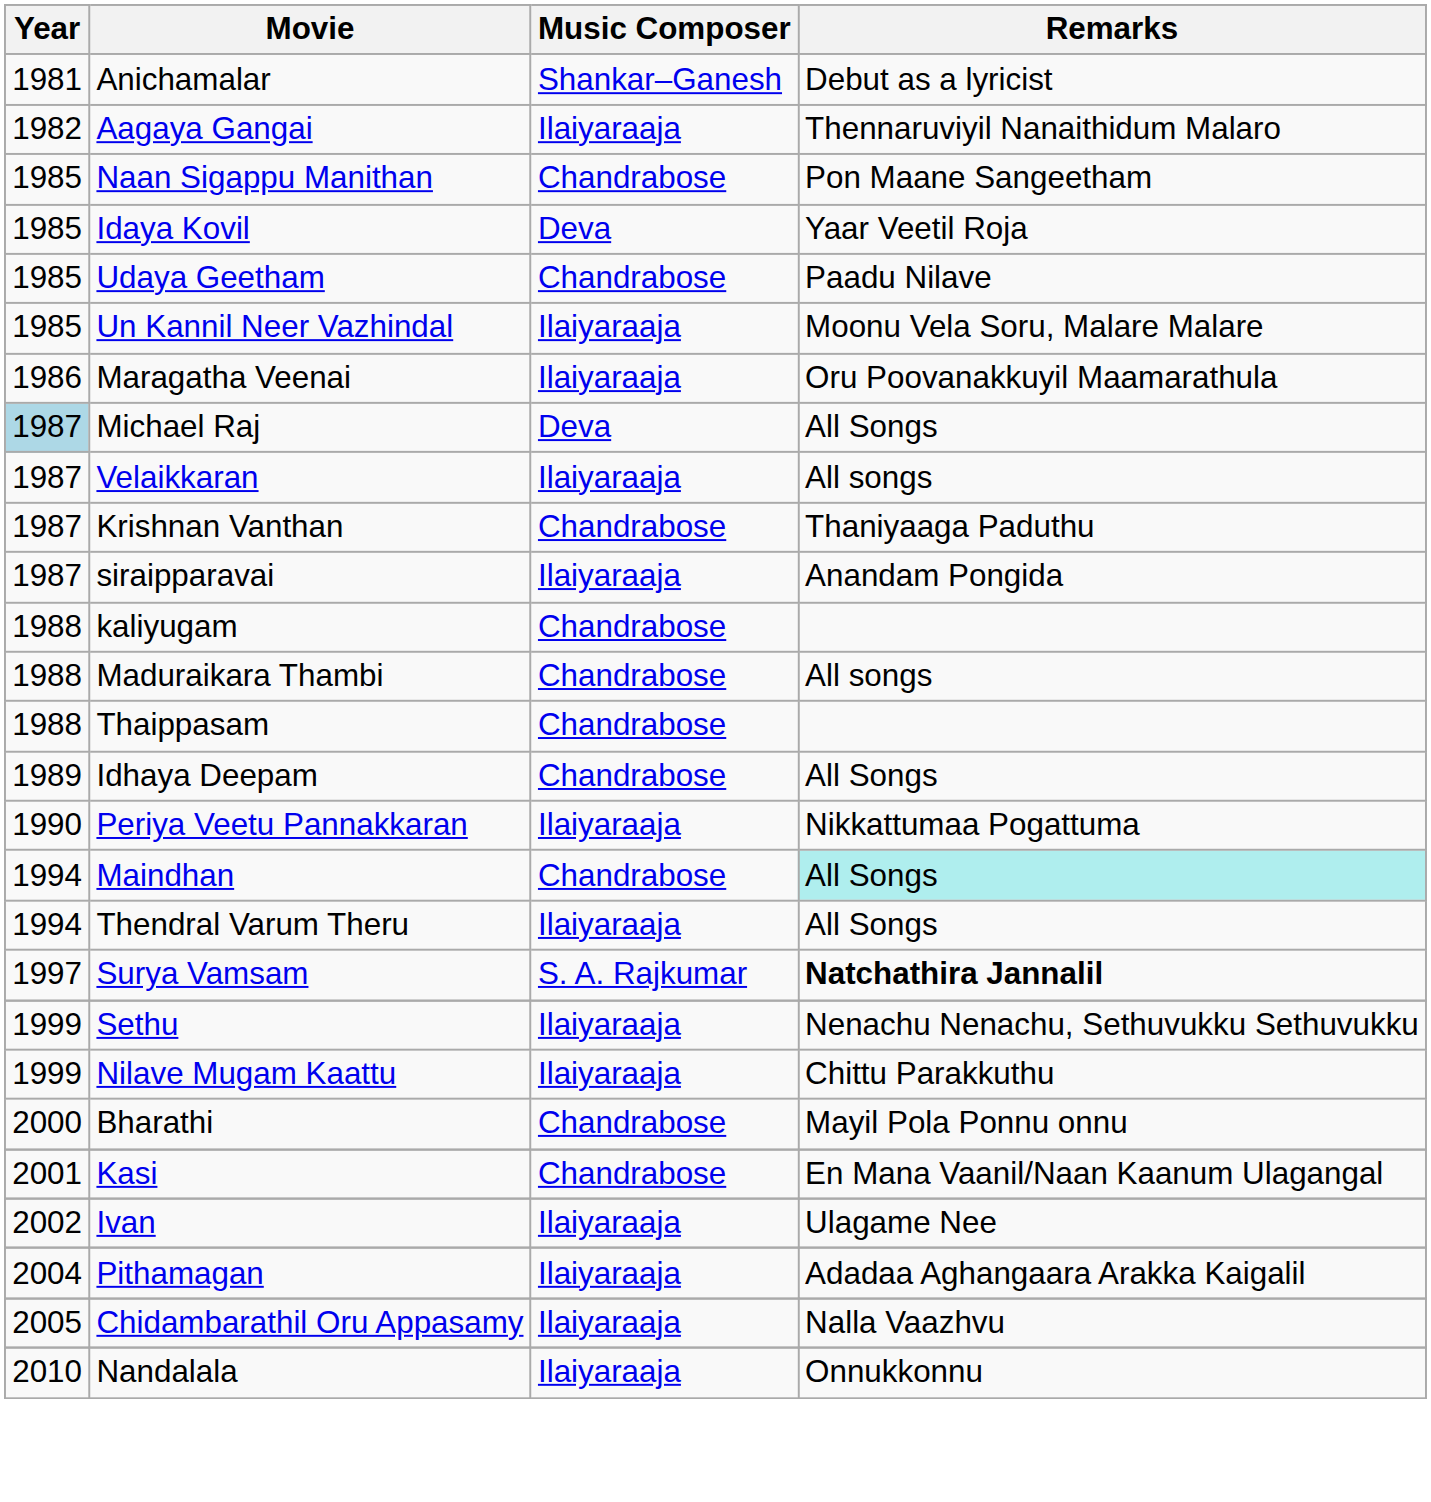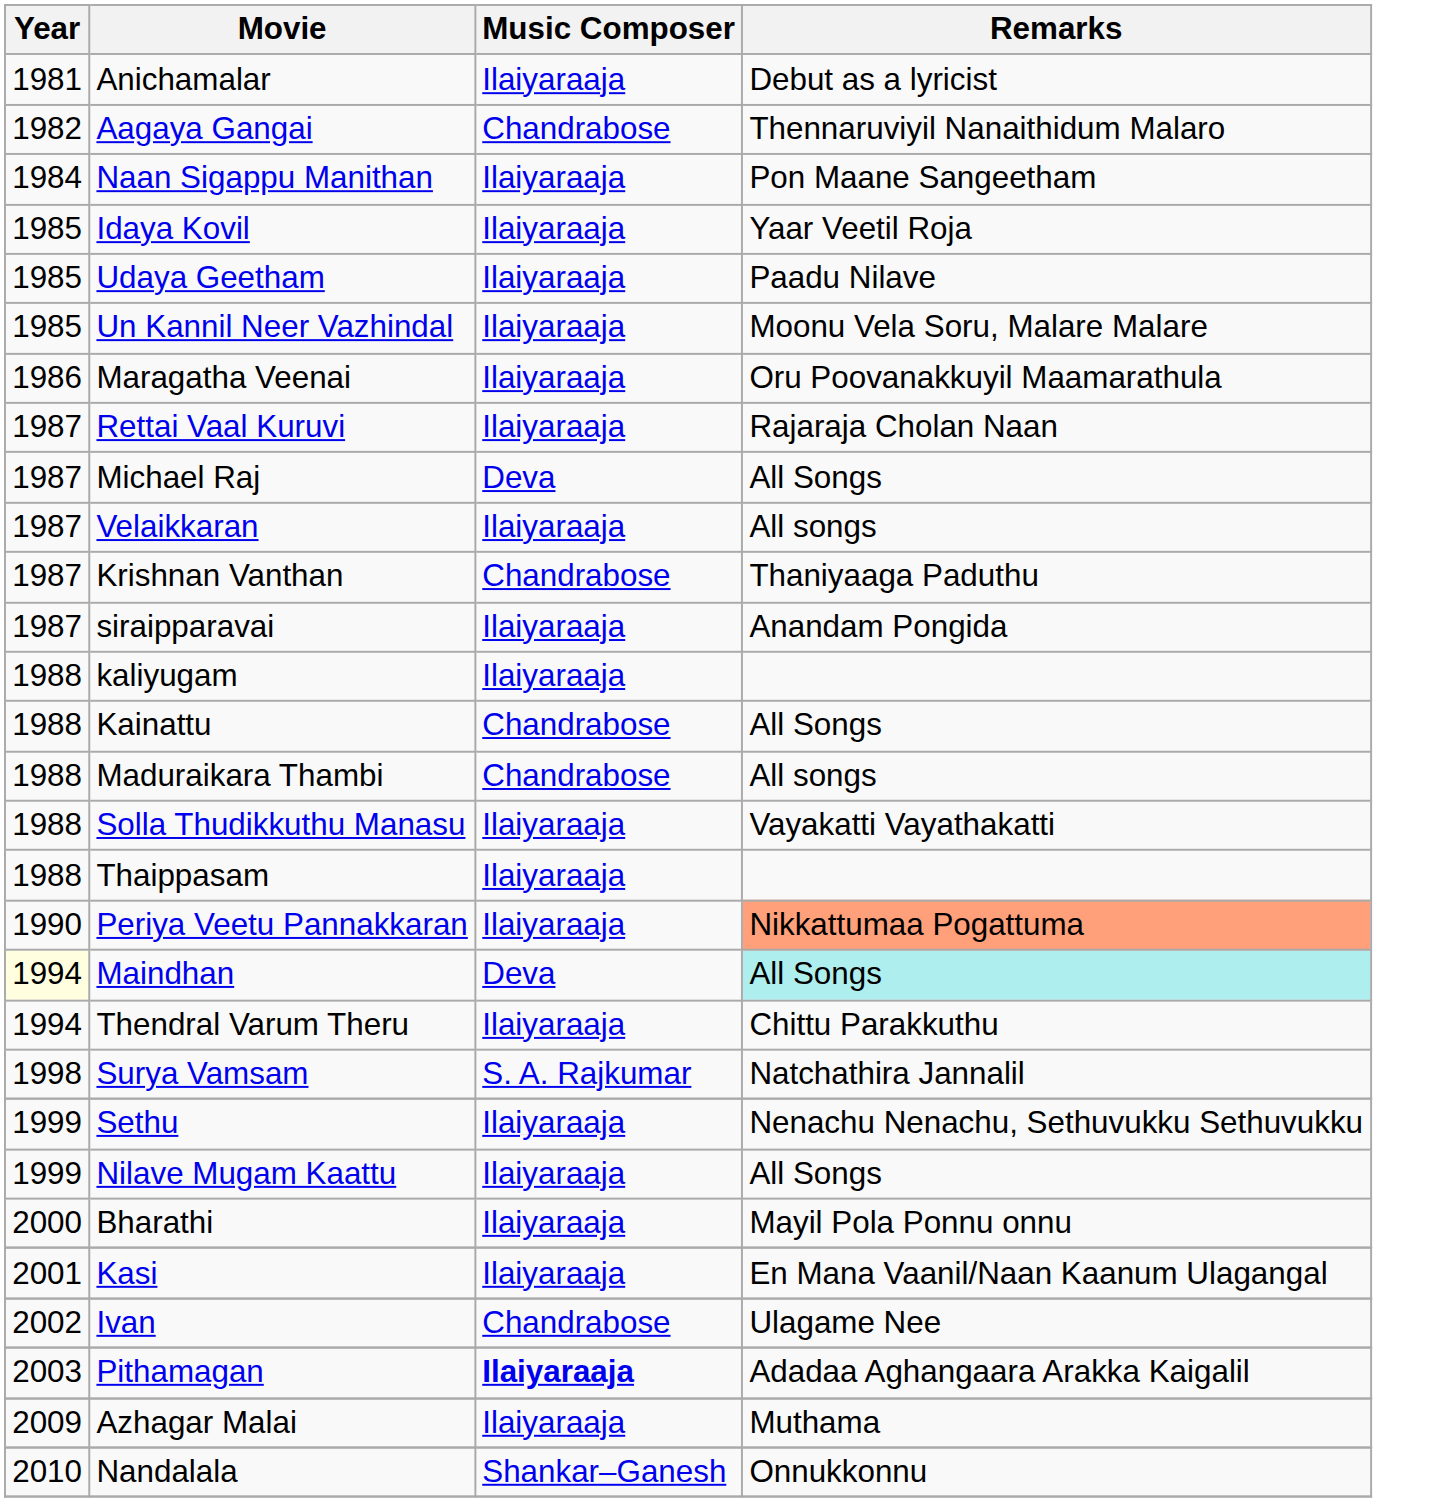(660, 79) Shankar–Ganesh -> (554, 79) Ilaiyaraaja
(609, 128) Ilaiyaraaja -> (576, 128) Chandrabose
(47, 178) 1985 -> (47, 178) 1984
(632, 178) Chandrabose -> (554, 178) Ilaiyaraaja
(575, 228) Deva -> (554, 228) Ilaiyaraaja
(632, 278) Chandrabose -> (554, 278) Ilaiyaraaja
+ row: (221, 427)
(47, 427) lightblue background -> (47, 476) no background
(632, 626) Chandrabose -> (554, 675) Ilaiyaraaja
+ row: (154, 725)
+ row: (281, 825)
(632, 725) Chandrabose -> (554, 874) Ilaiyaraaja
- row: (207, 775)
(972, 825) no background -> (917, 924) lightsalmon background
(47, 874) no background -> (47, 974) lightyellow background
(632, 874) Chandrabose -> (519, 974) Deva
(871, 924) All Songs -> (874, 1024) Chittu Parakkuthu
(47, 974) 1997 -> (47, 1073) 1998
(954, 974) bold -> (887, 1073) normal
(930, 1073) Chittu Parakkuthu -> (816, 1173) All Songs
(632, 1123) Chandrabose -> (554, 1223) Ilaiyaraaja
(632, 1173) Chandrabose -> (554, 1272) Ilaiyaraaja
(609, 1223) Ilaiyaraaja -> (576, 1322) Chandrabose
(47, 1272) 2004 -> (47, 1372) 2003
(609, 1272) normal -> (558, 1372) bold
- row: (310, 1322)
+ row: (197, 1421)
(609, 1372) Ilaiyaraaja -> (604, 1471) Shankar–Ganesh
